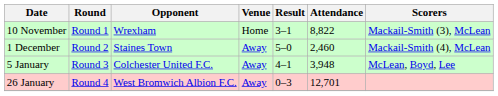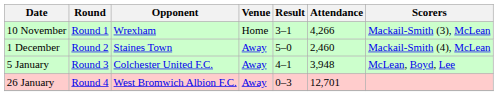(322, 30) 8,822 -> (322, 30) 4,266
